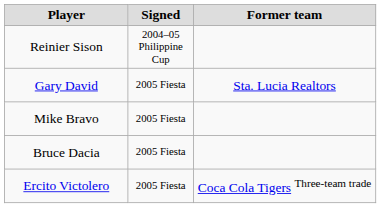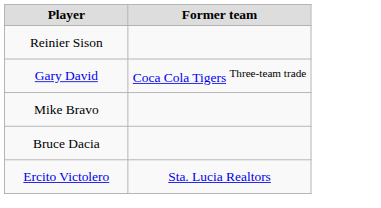- column: (161, 15)
(285, 85) Sta. Lucia Realtors -> (220, 76) Coca Cola Tigers Three-team trade
(285, 186) Coca Cola Tigers Three-team trade -> (220, 177) Sta. Lucia Realtors
